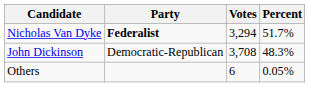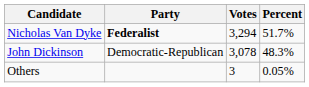(243, 52) 3,708 -> (243, 52) 3,078
(232, 71) 6 -> (232, 71) 3
